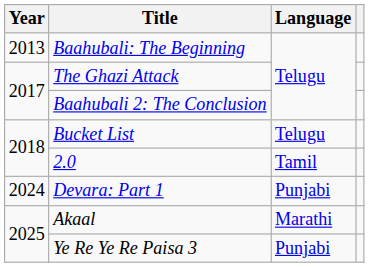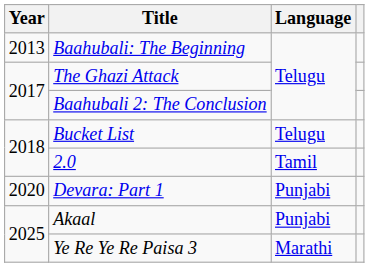(27, 190) 2024 -> (27, 190) 2020
(304, 219) Marathi -> (303, 219) Punjabi
(303, 248) Punjabi -> (304, 248) Marathi
